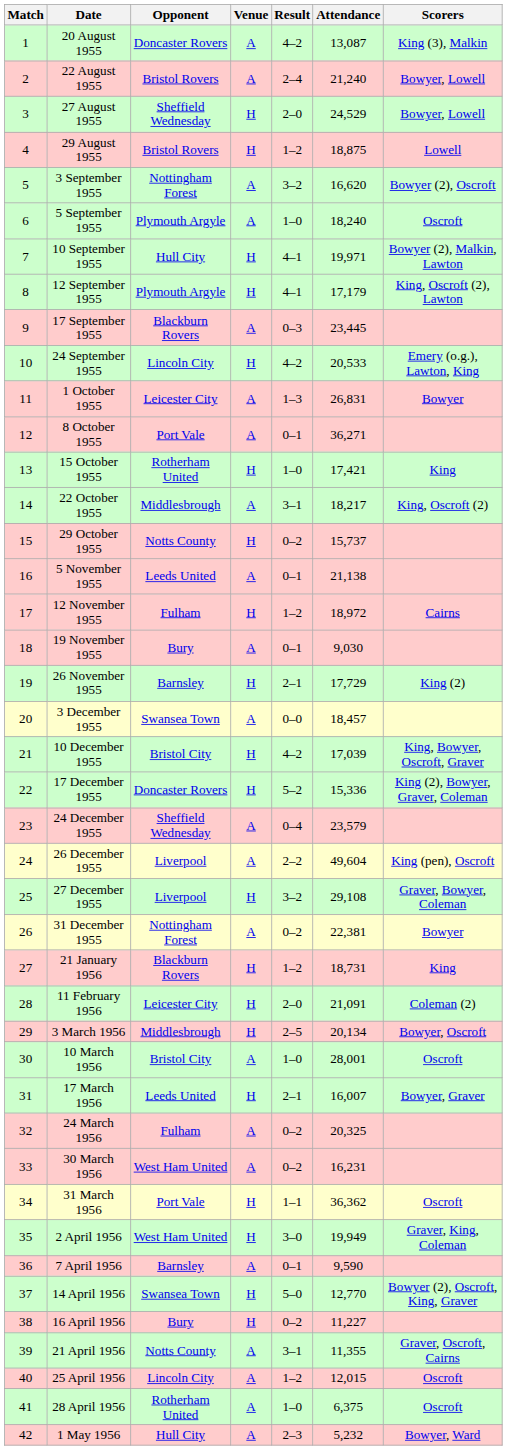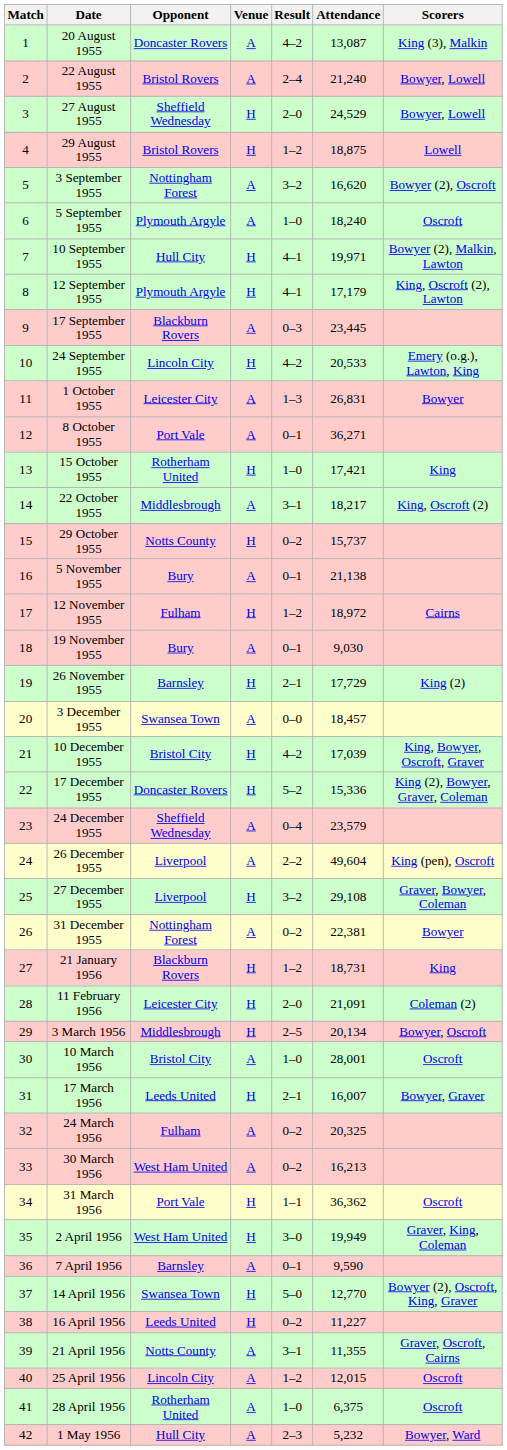(181, 576) Leeds United -> (181, 576) Bury
(348, 1166) 16,231 -> (348, 1166) 16,213
(181, 1322) Bury -> (181, 1322) Leeds United
